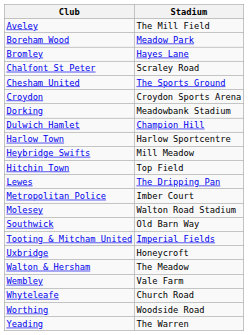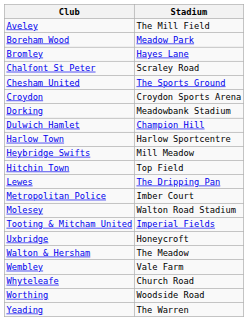- row: (30, 224)
